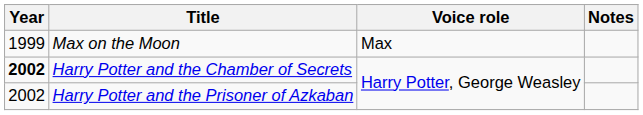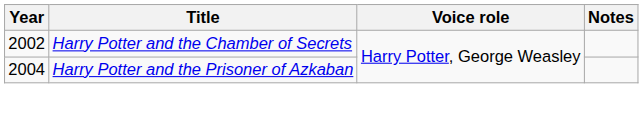- row: (116, 43)
(27, 69) bold -> (27, 43) normal
(27, 95) 2002 -> (27, 69) 2004
